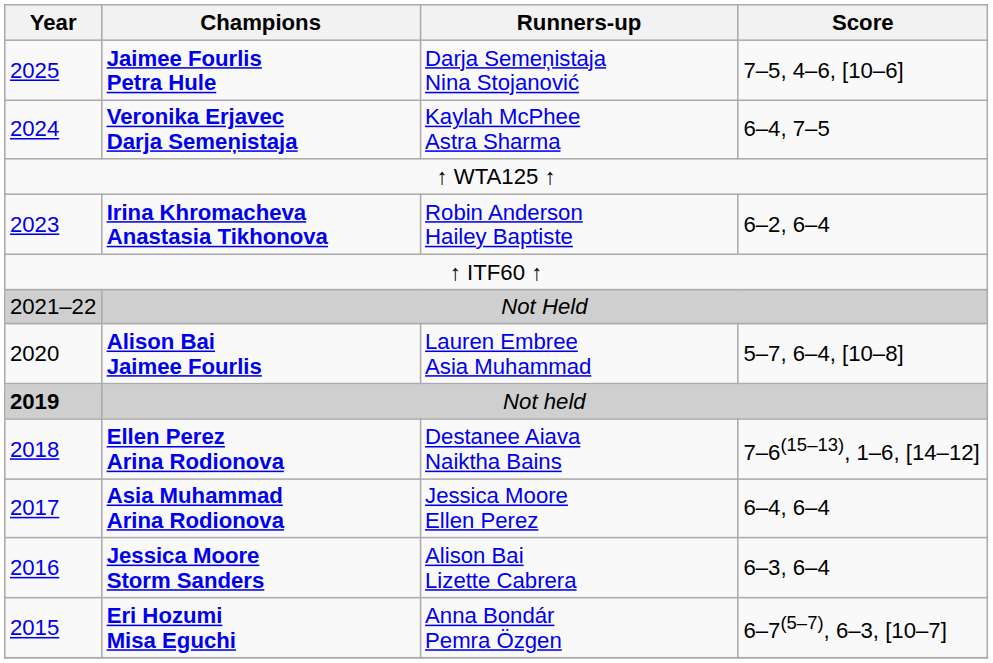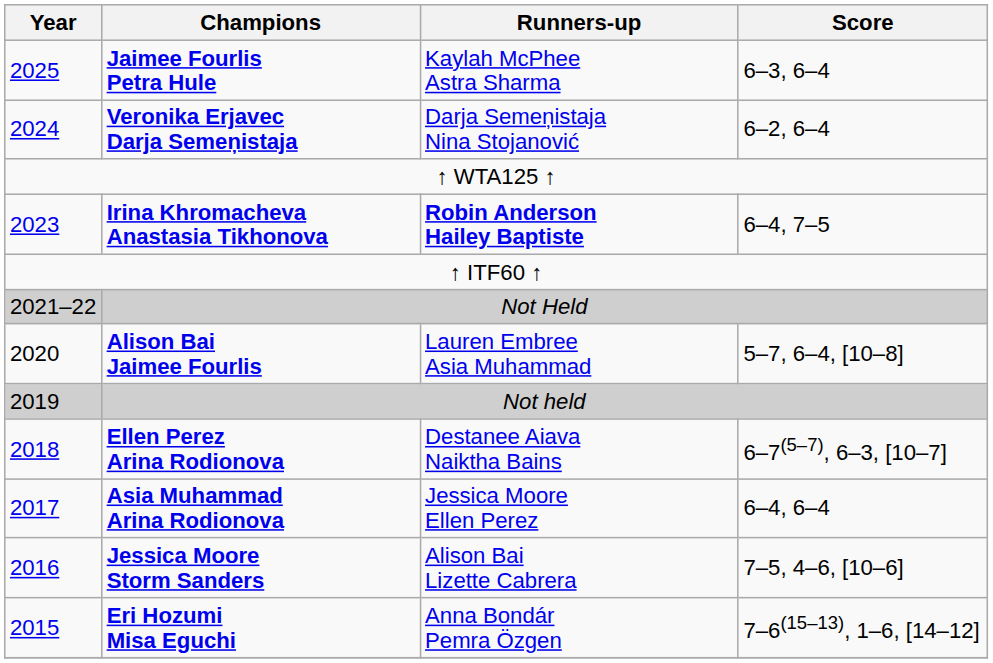(516, 70) Darja Semeņistaja Nina Stojanović -> (503, 70) Kaylah McPhee Astra Sharma
(824, 70) 7–5, 4–6, [10–6] -> (787, 70) 6–3, 6–4
(503, 130) Kaylah McPhee Astra Sharma -> (516, 130) Darja Semeņistaja Nina Stojanović
(787, 130) 6–4, 7–5 -> (787, 130) 6–2, 6–4
(504, 224) normal -> (511, 224) bold
(787, 224) 6–2, 6–4 -> (787, 224) 6–4, 7–5
(35, 402) bold -> (35, 402) normal
(862, 449) 7–6(15–13), 1–6, [14–12] -> (845, 449) 6–7(5–7), 6–3, [10–7]
(787, 568) 6–3, 6–4 -> (824, 568) 7–5, 4–6, [10–6]
(845, 628) 6–7(5–7), 6–3, [10–7] -> (862, 628) 7–6(15–13), 1–6, [14–12]
